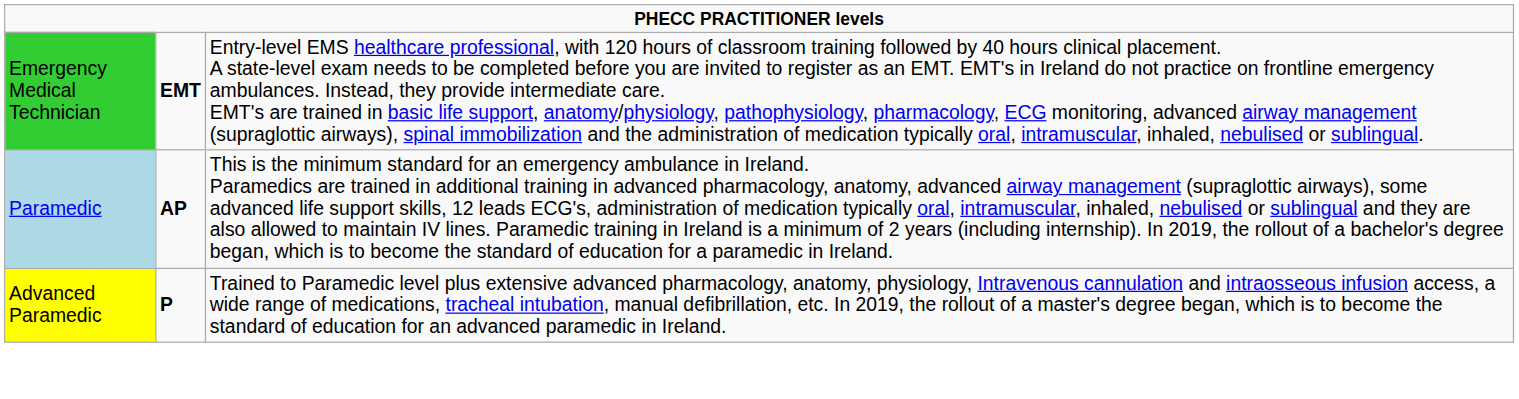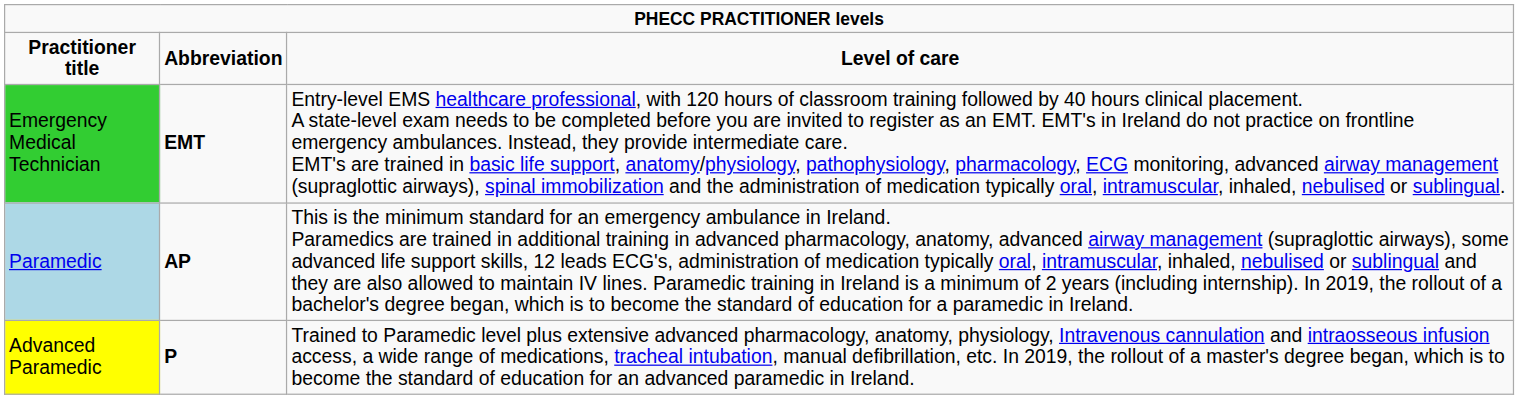+ row: (82, 58)
